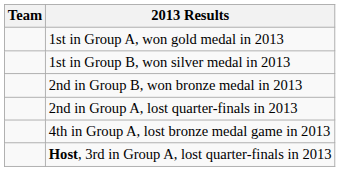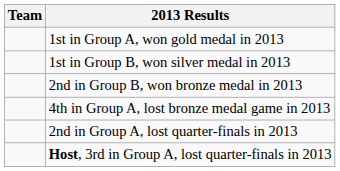rows swapped: (189, 131) <-> (173, 108)
